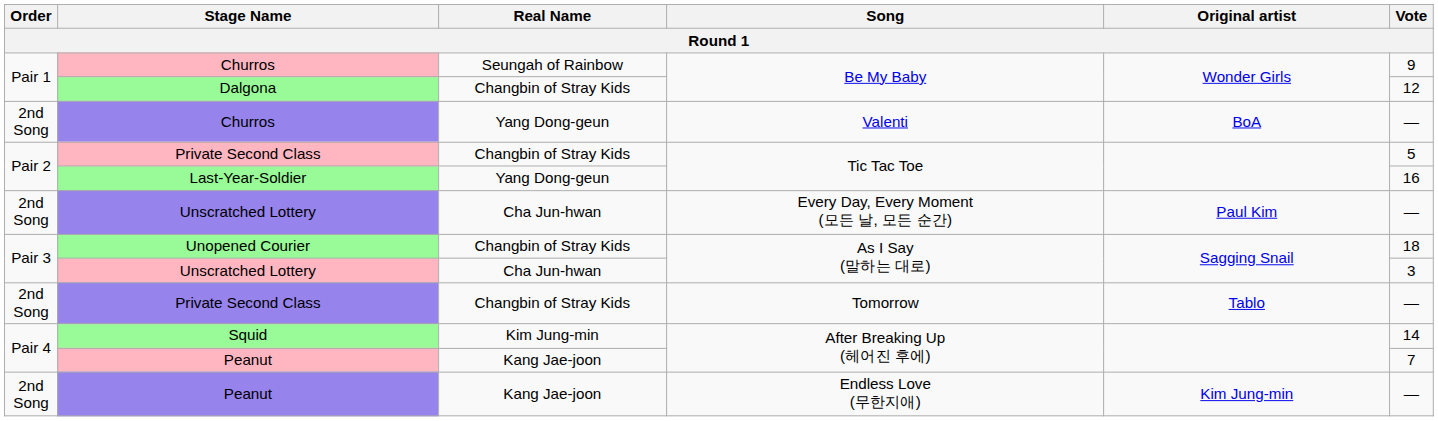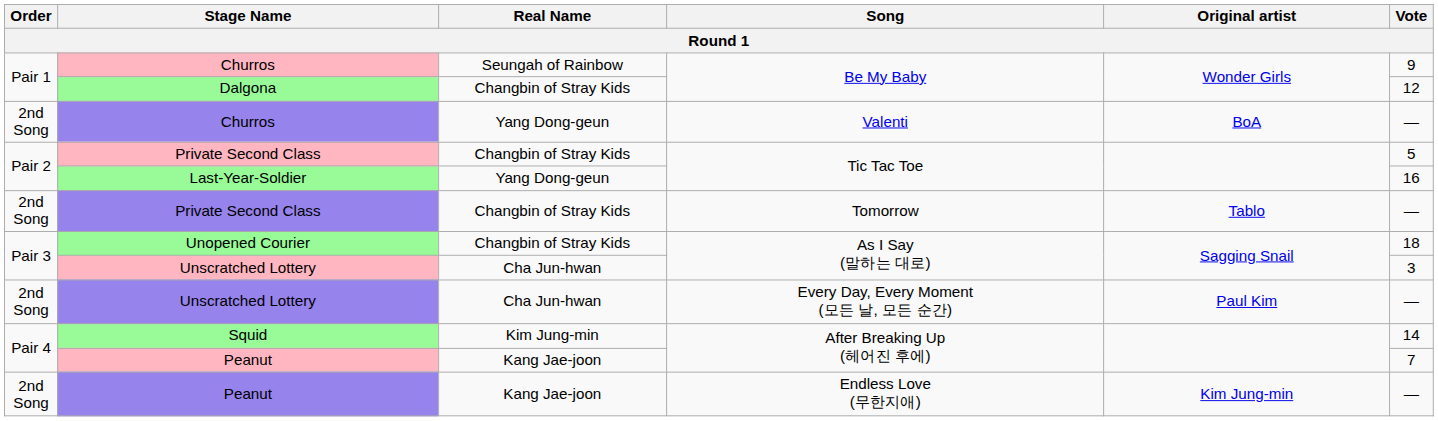rows swapped: (248, 303) <-> (248, 212)
